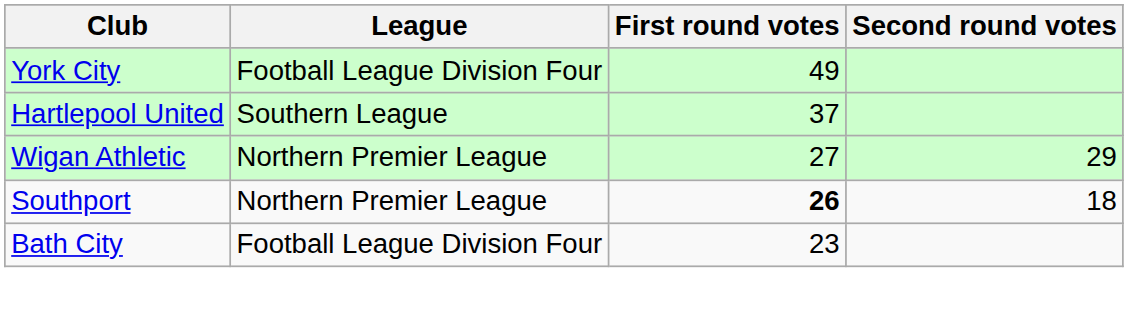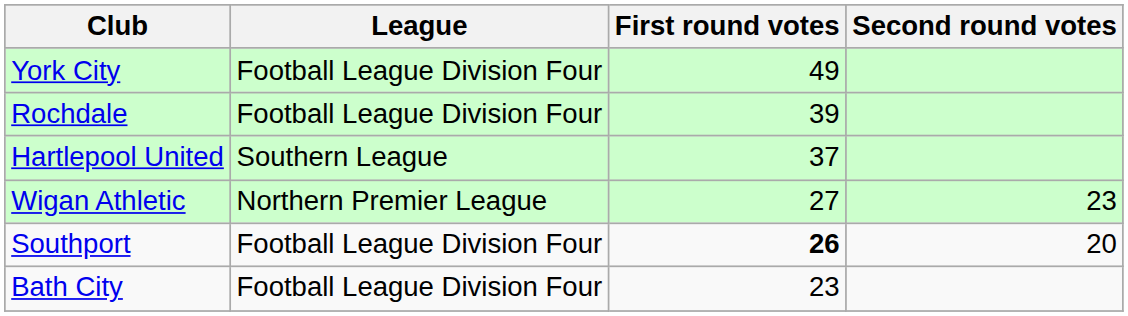+ row: (69, 113)
(1102, 157) 29 -> (1102, 200) 23
(392, 200) Northern Premier League -> (419, 244) Football League Division Four
(1102, 200) 18 -> (1102, 244) 20
